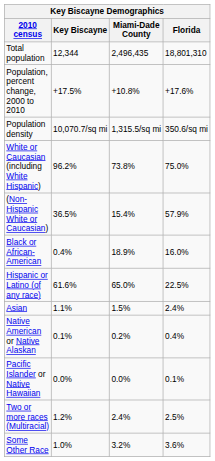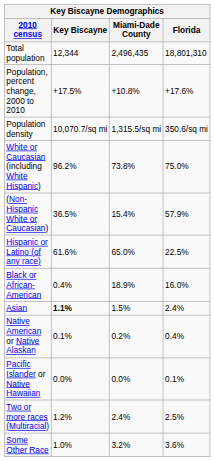rows swapped: (24, 252) <-> (27, 285)
(63, 308) normal -> (63, 308) bold
